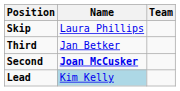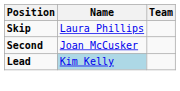- row: (22, 45)
(99, 61) bold -> (99, 45) normal
